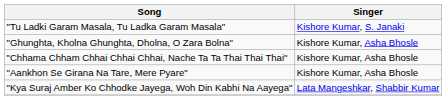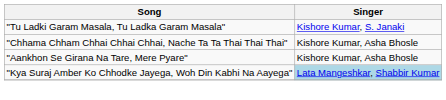- row: (120, 42)
(368, 88) no background -> (368, 73) lightblue background
